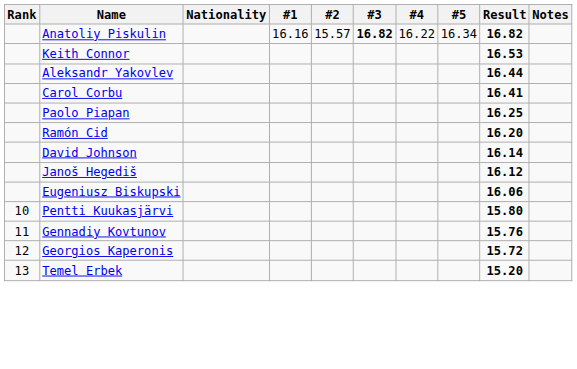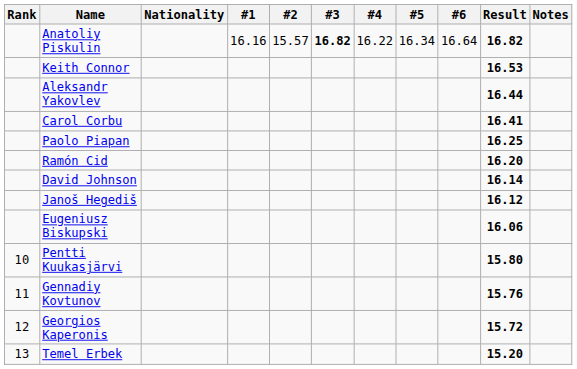+ column: (459, 14)
